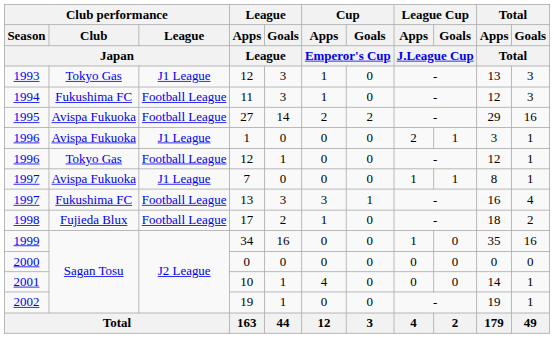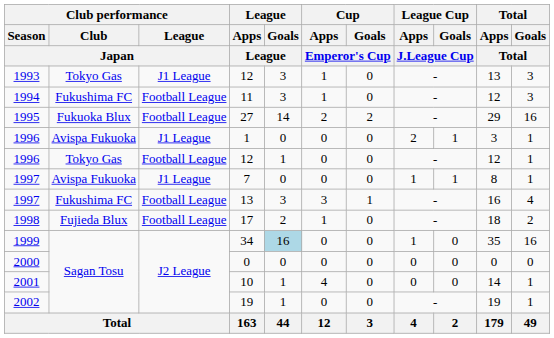(94, 117) Avispa Fukuoka -> (94, 117) Fukuoka Blux
(283, 240) no background -> (283, 240) lightblue background
